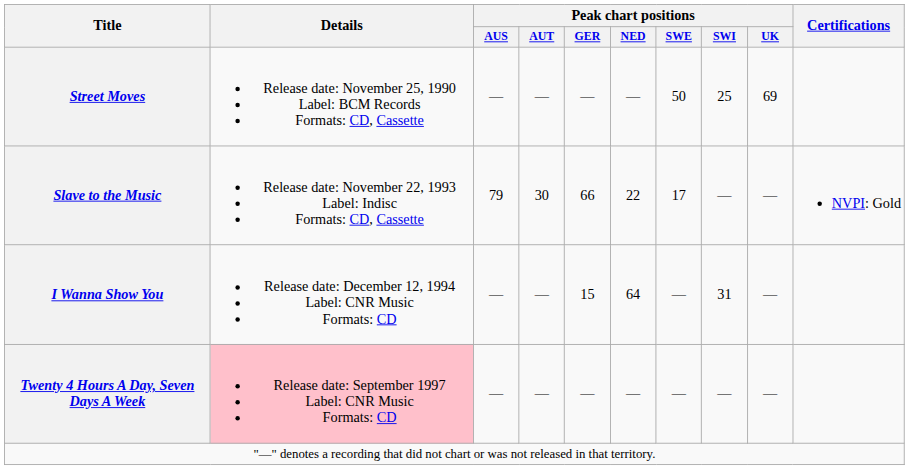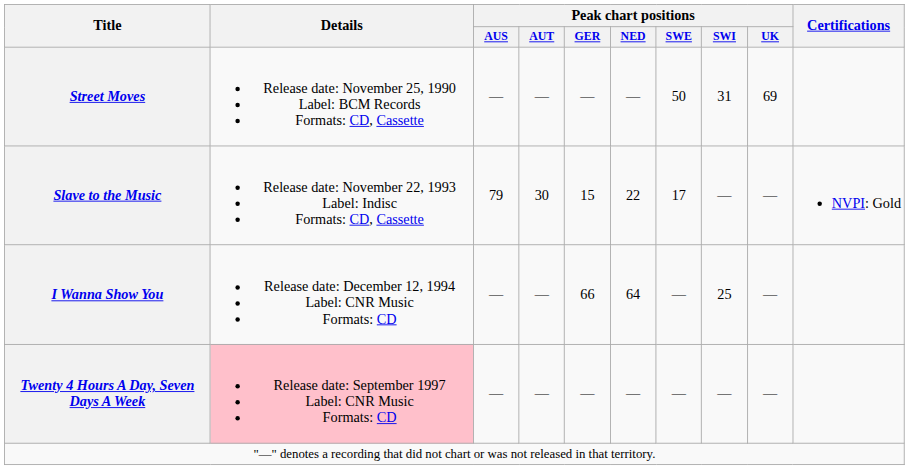(724, 96) 25 -> (724, 96) 31
(587, 195) 66 -> (587, 195) 15
(587, 294) 15 -> (587, 294) 66
(724, 294) 31 -> (724, 294) 25
